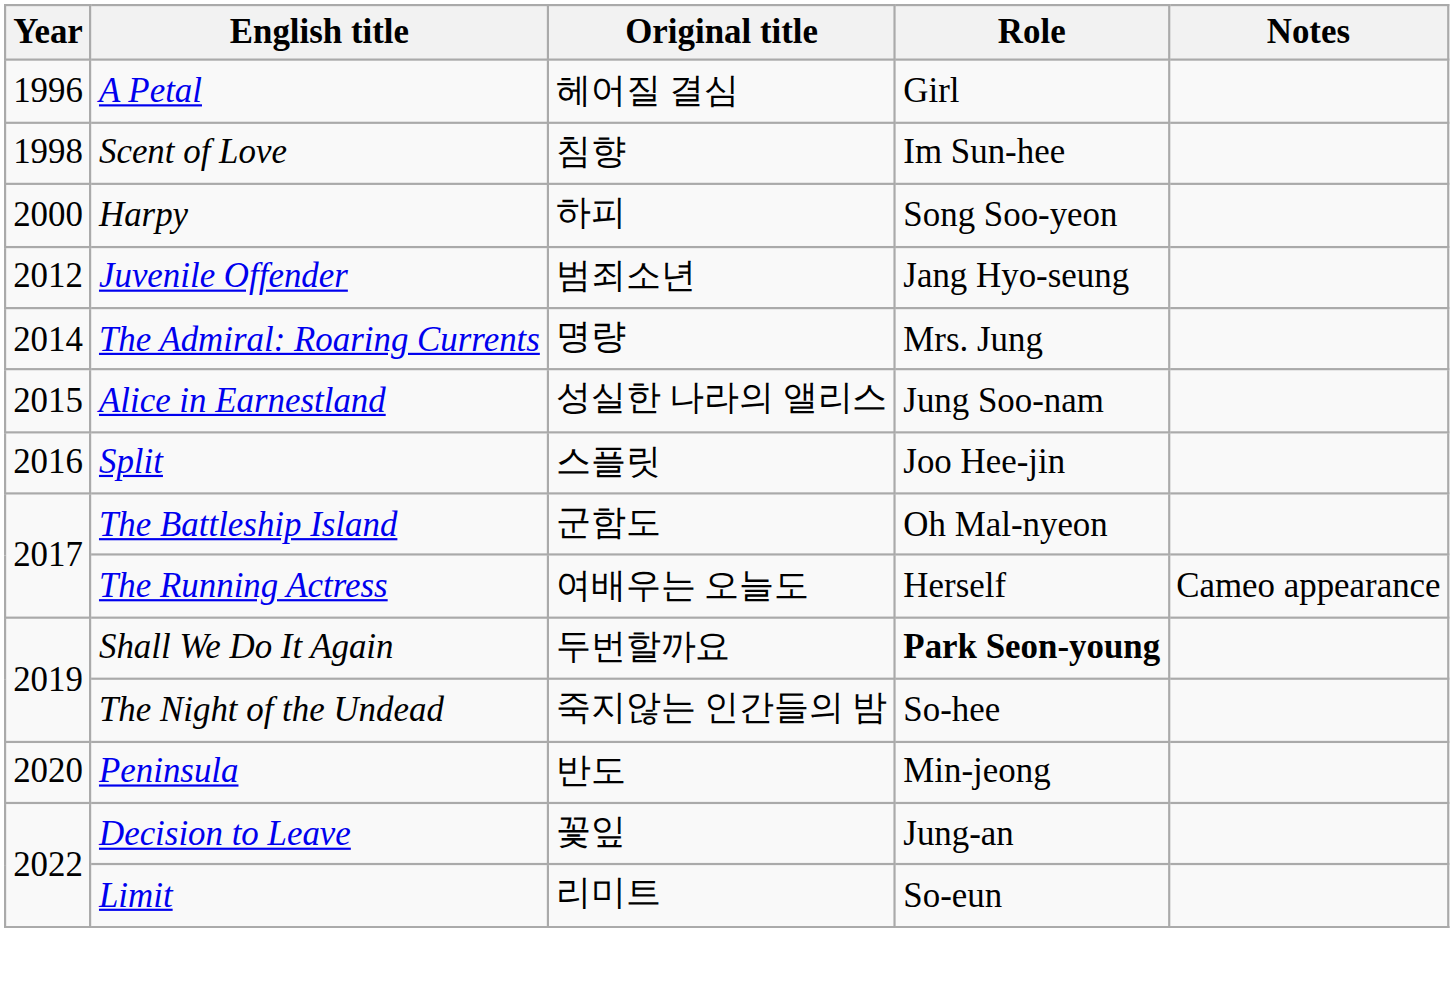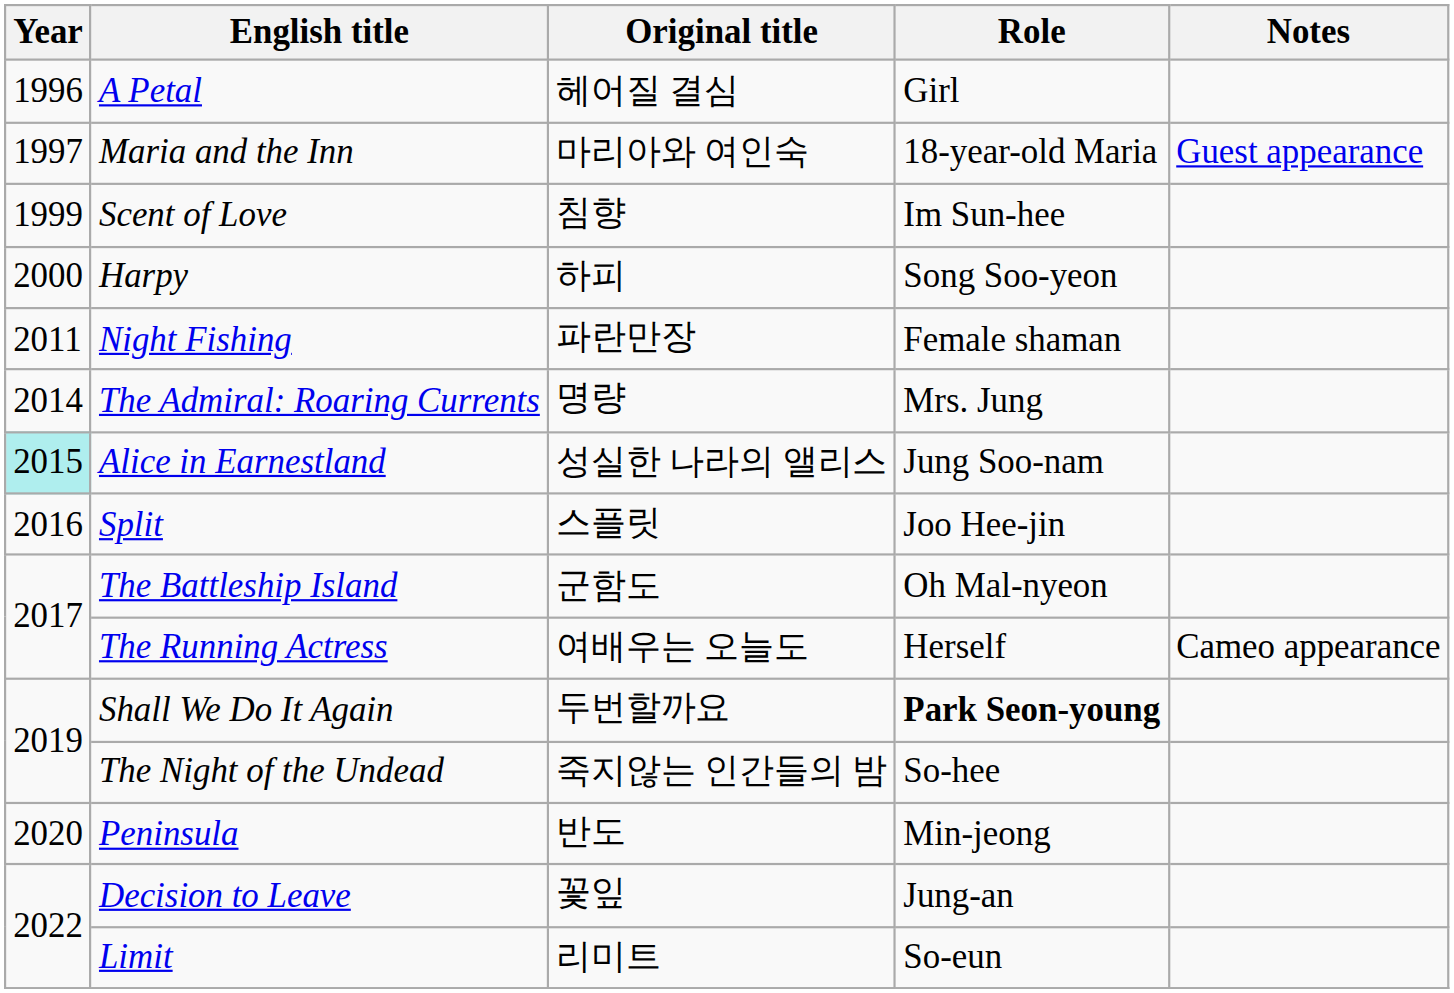+ row: (226, 152)
(48, 152) 1998 -> (48, 214) 1999
+ row: (195, 338)
- row: (223, 276)
(48, 400) no background -> (48, 461) paleturquoise background
